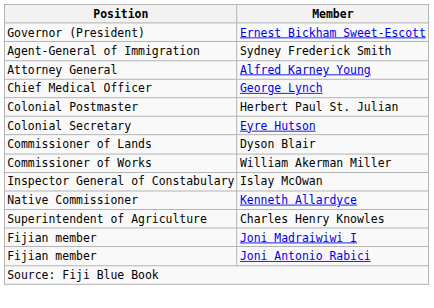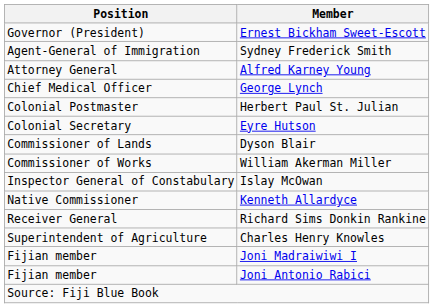+ row: (333, 219)
